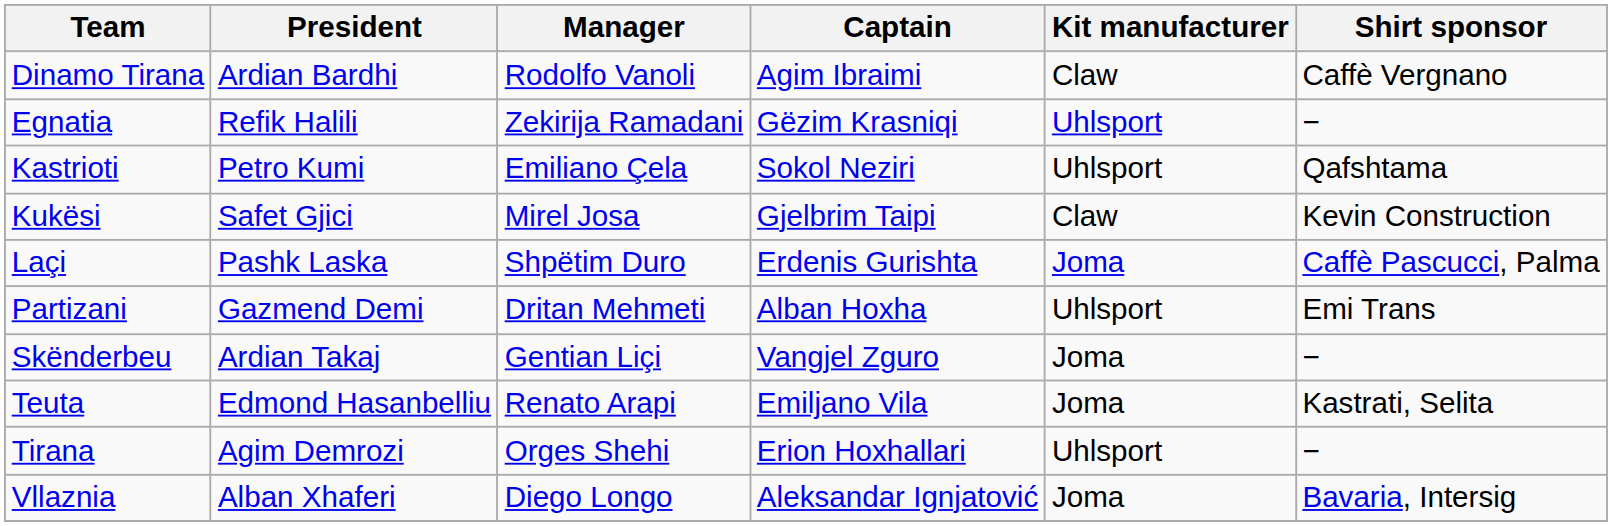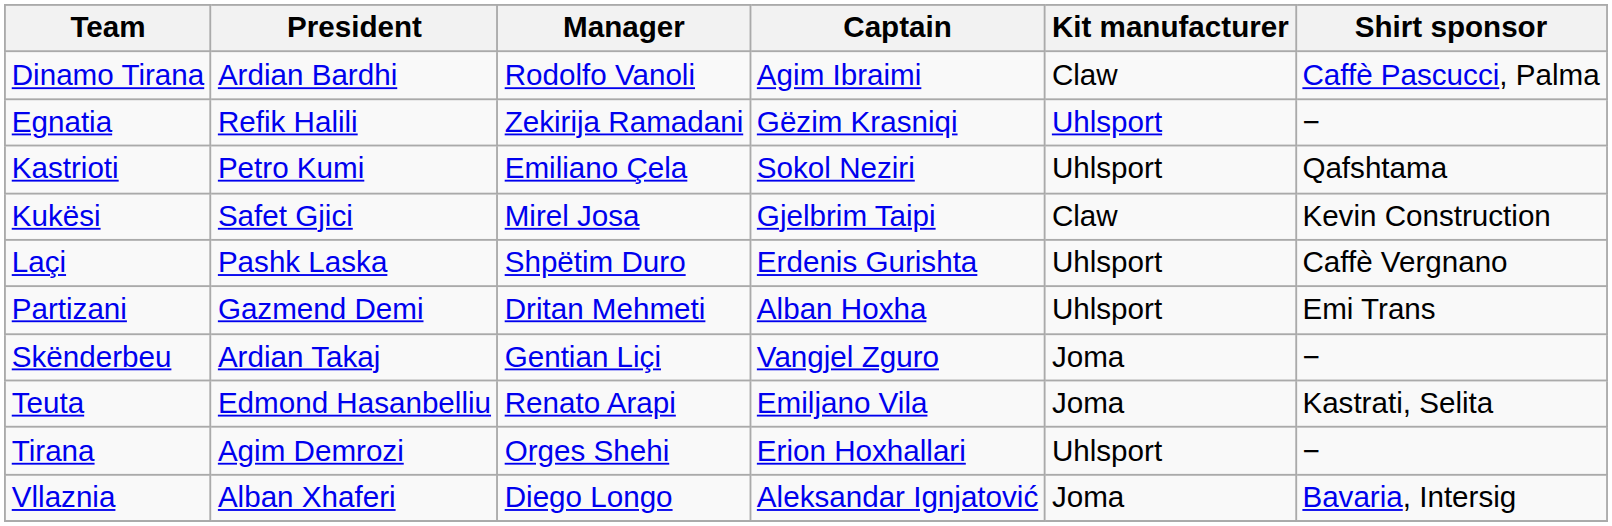(1405, 74) Caffè Vergnano -> (1451, 74) Caffè Pascucci, Palma
(1088, 262) Joma -> (1107, 262) Uhlsport
(1451, 262) Caffè Pascucci, Palma -> (1405, 262) Caffè Vergnano
